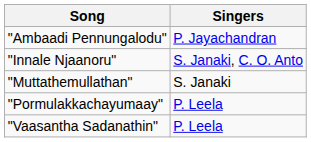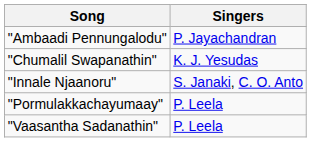+ row: (82, 60)
- row: (70, 82)
